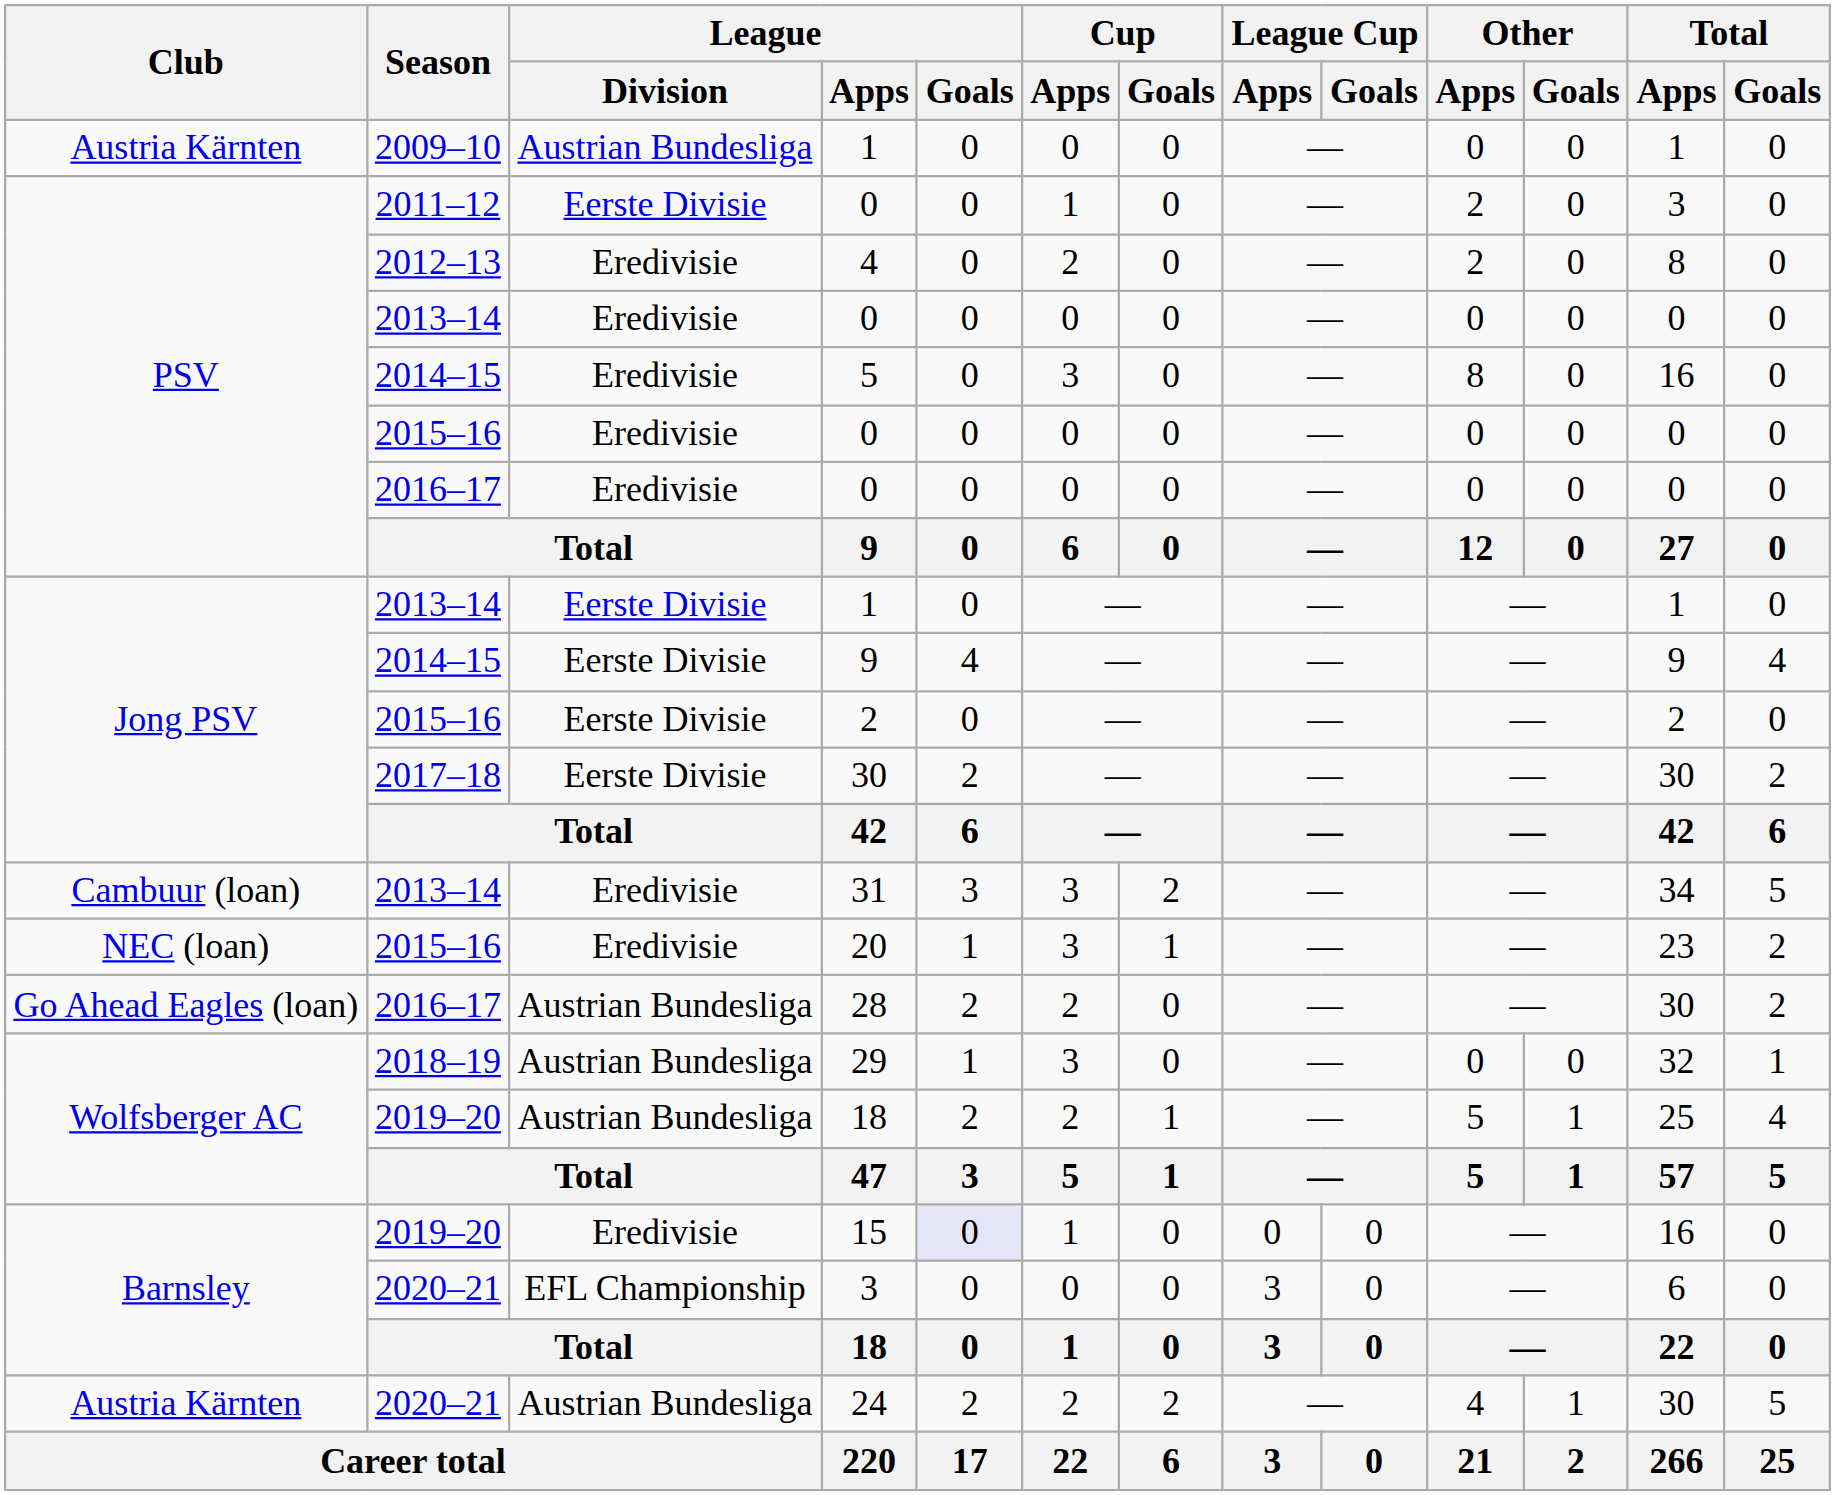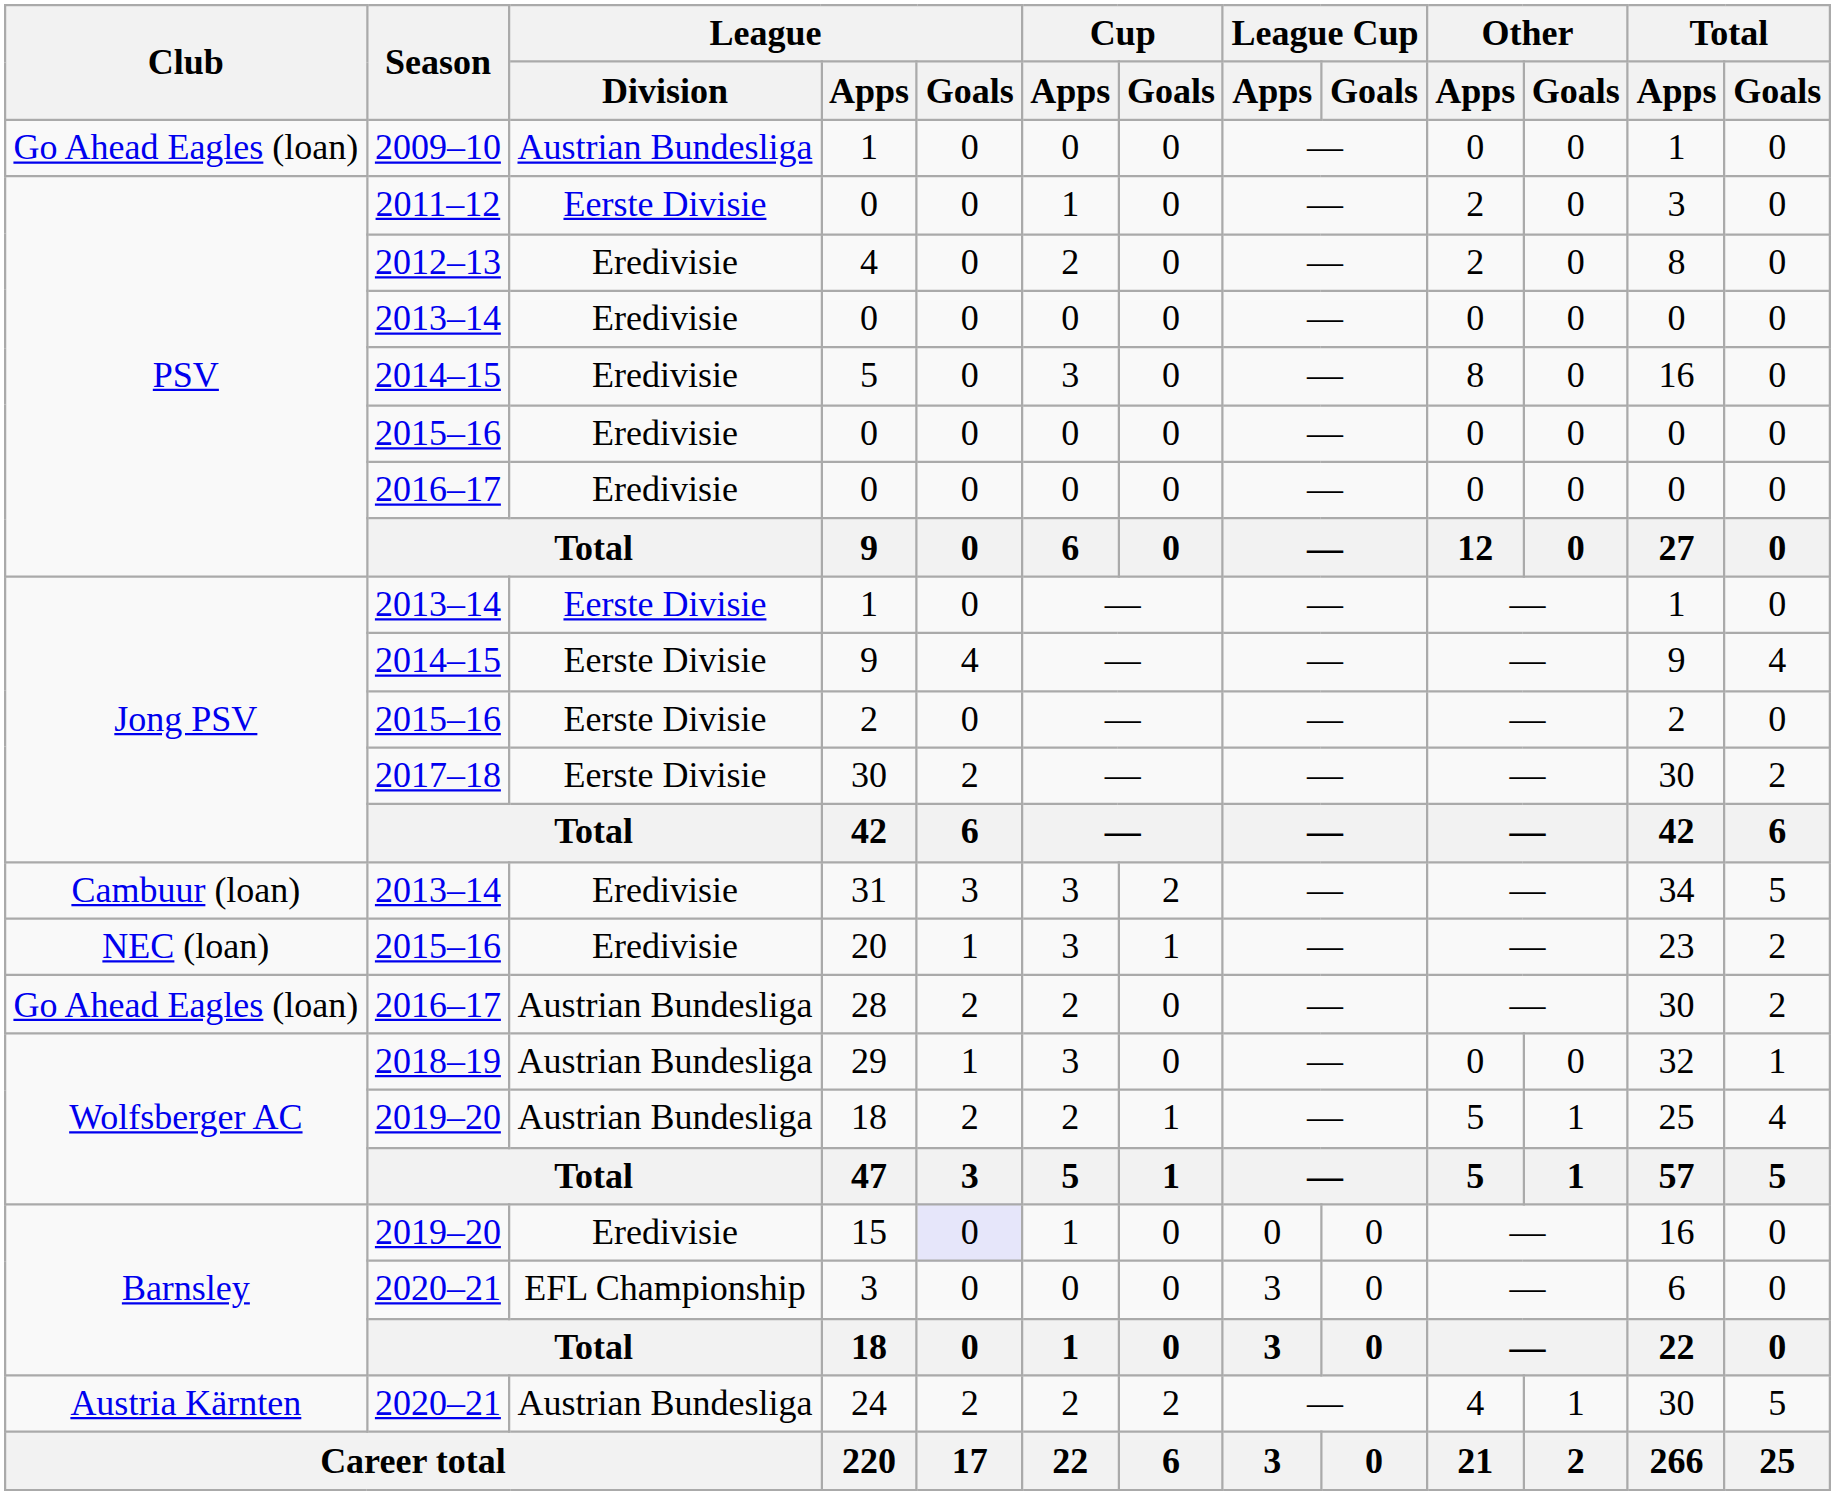(186, 147) Austria Kärnten -> (186, 147) Go Ahead Eagles (loan)
